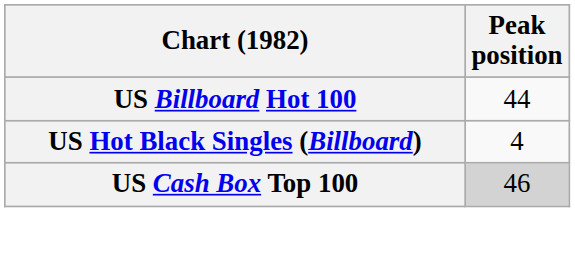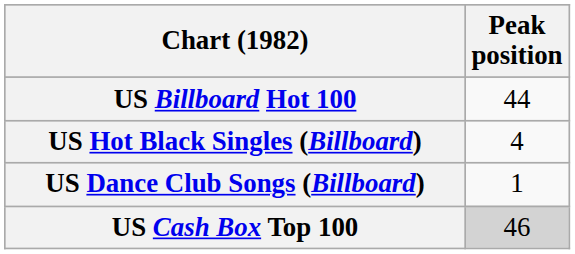+ row: (235, 183)
